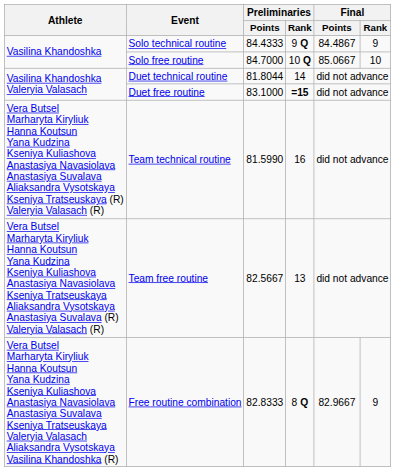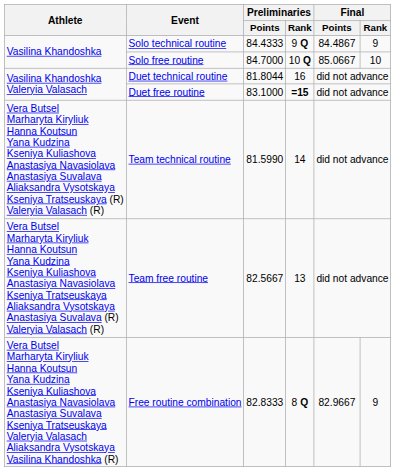(300, 77) 14 -> (300, 77) 16
(300, 160) 16 -> (300, 160) 14
